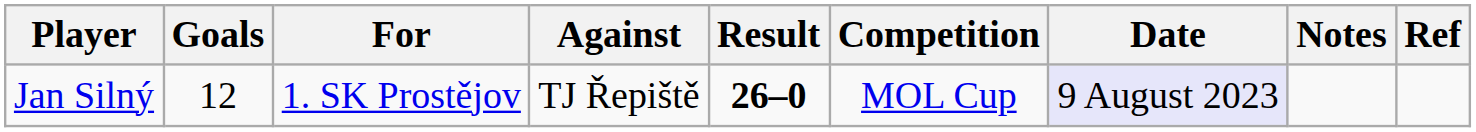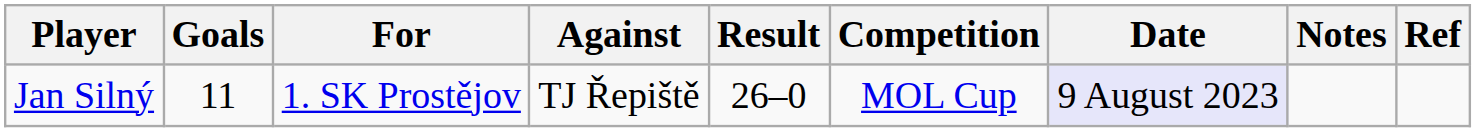(218, 94) 12 -> (218, 94) 11
(769, 94) bold -> (769, 94) normal
